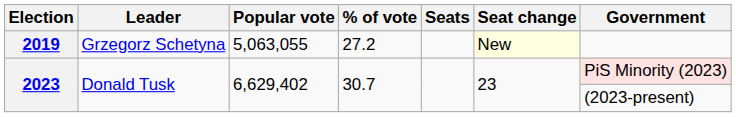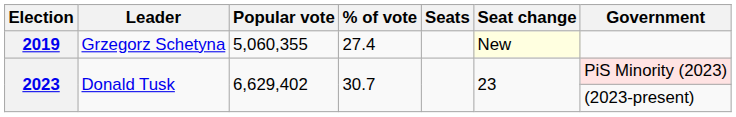(270, 44) 5,063,055 -> (270, 44) 5,060,355
(359, 44) 27.2 -> (359, 44) 27.4
